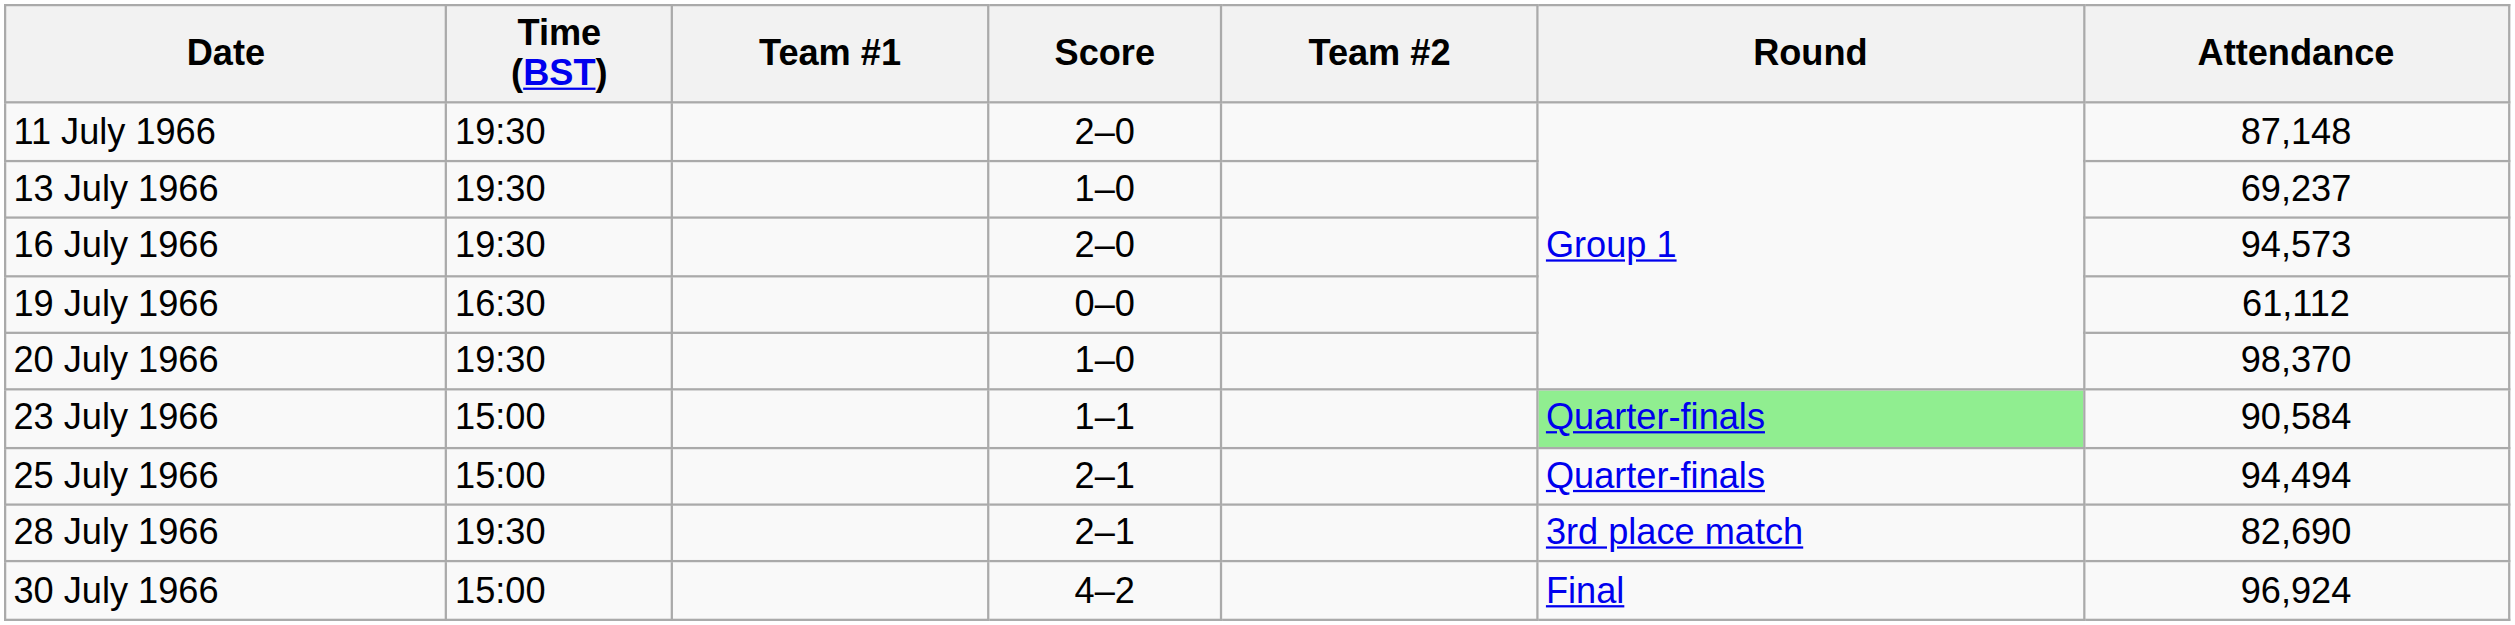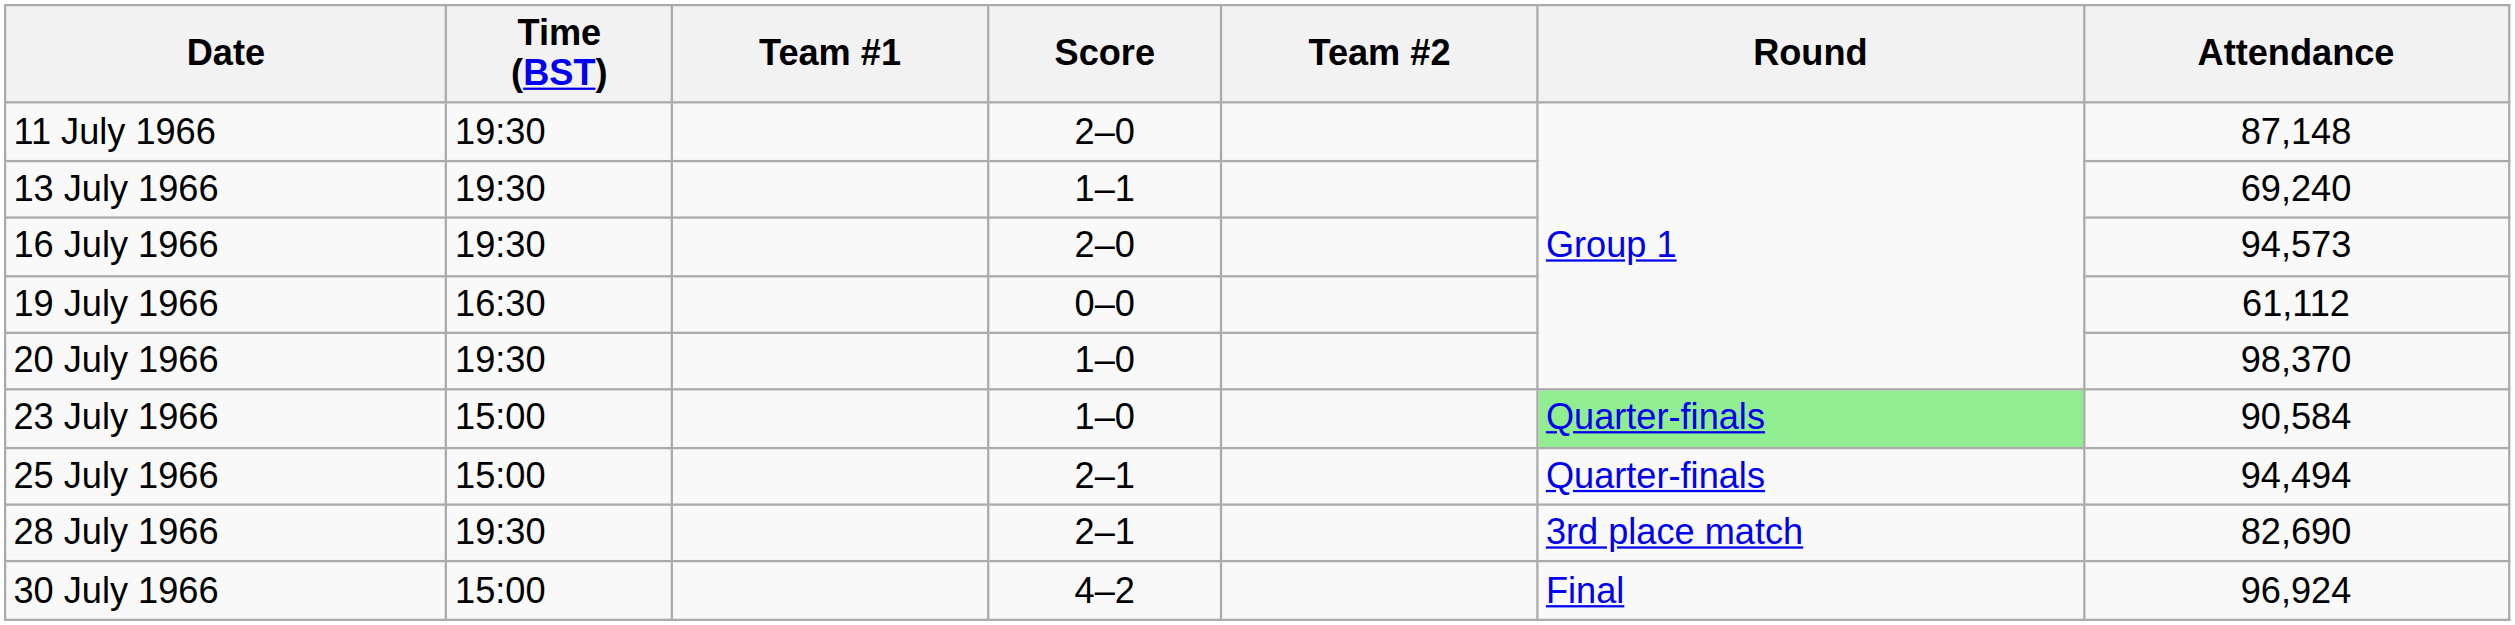(1105, 188) 1–0 -> (1105, 188) 1–1
(2296, 188) 69,237 -> (2296, 188) 69,240
(1105, 417) 1–1 -> (1105, 417) 1–0
